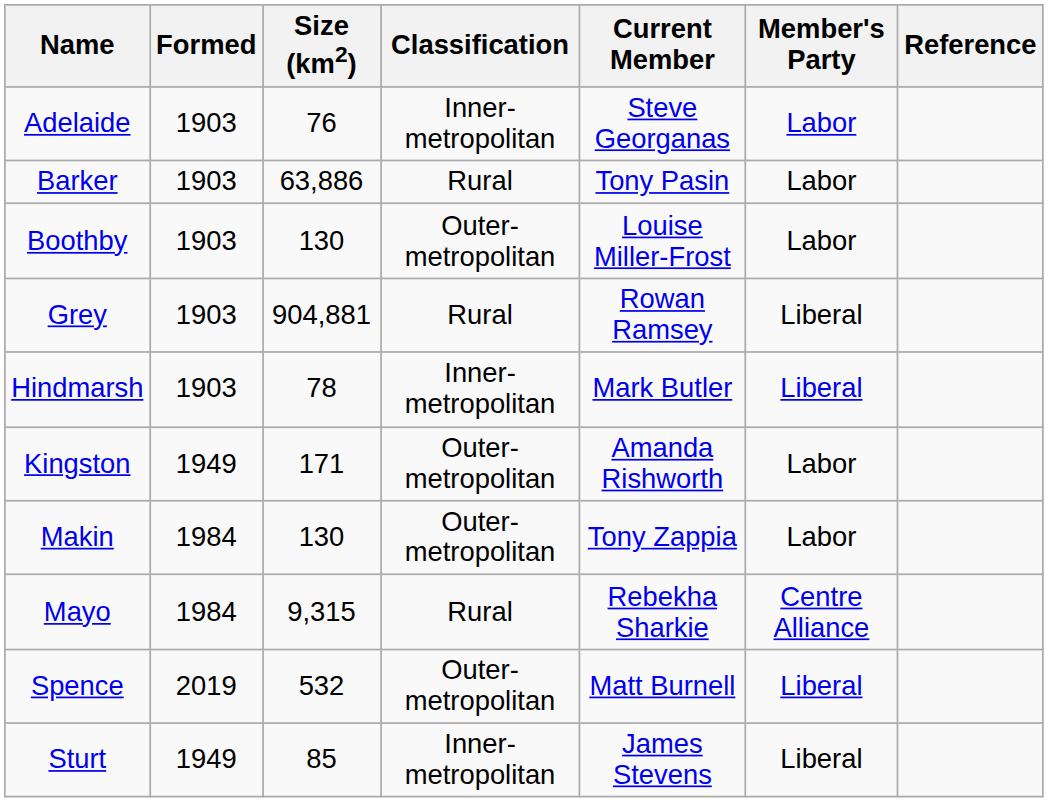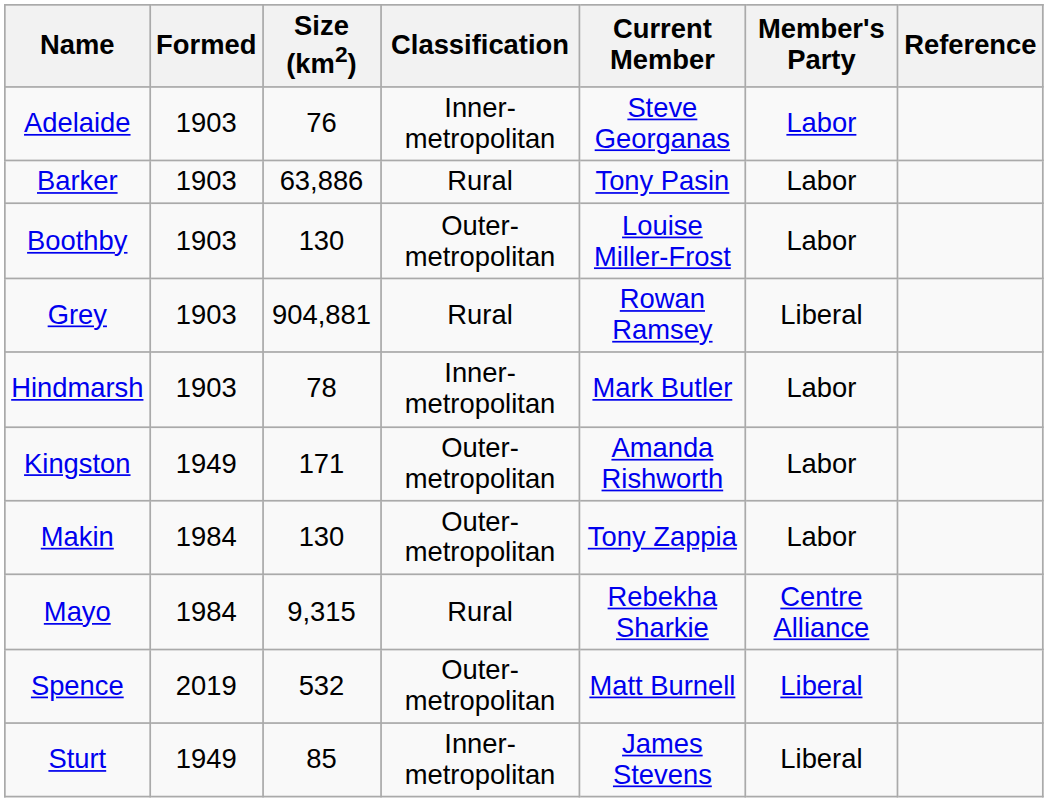(821, 389) Liberal -> (821, 389) Labor
